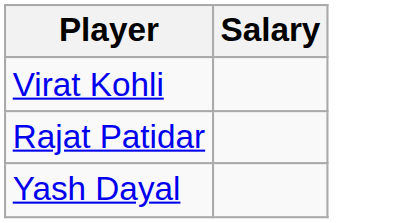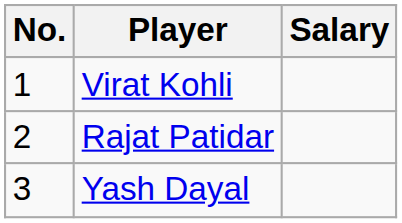+ column: (40, 30)
